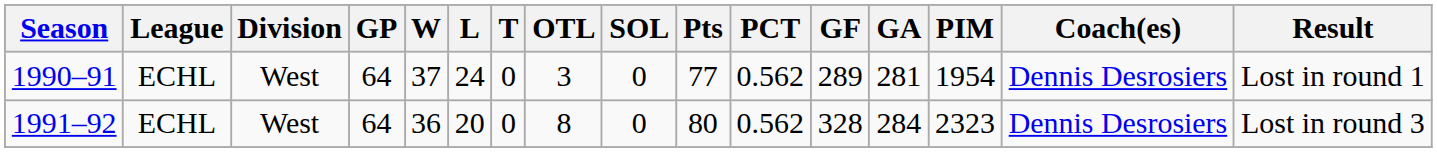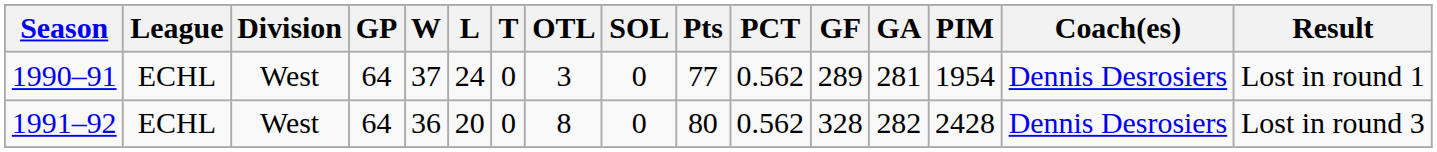(899, 123) 284 -> (899, 123) 282
(965, 123) 2323 -> (965, 123) 2428
